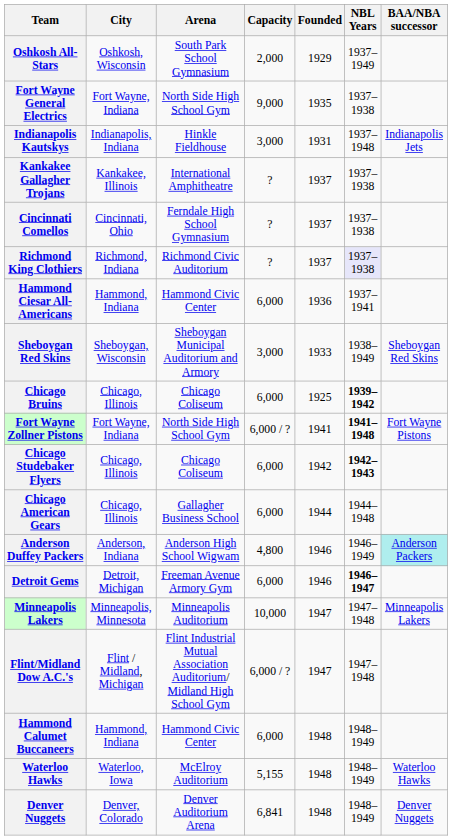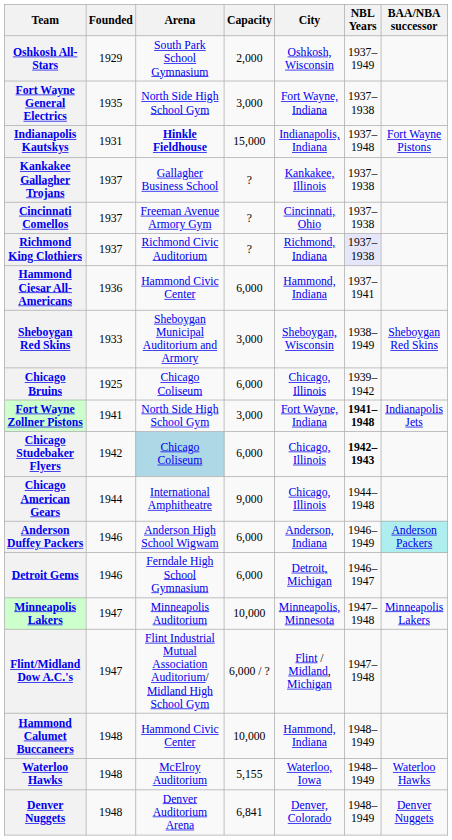columns swapped: (121, 20) <-> (320, 20)
(270, 103) 9,000 -> (249, 103) 3,000
(201, 141) normal -> (180, 141) bold
(270, 141) 3,000 -> (249, 141) 15,000
(414, 141) Indianapolis Jets -> (414, 141) Fort Wayne Pistons
(201, 179) International Amphitheatre -> (180, 179) Gallagher Business School
(201, 224) Ferndale High School Gymnasium -> (180, 218) Freeman Avenue Armory Gym
(363, 397) bold -> (363, 384) normal
(270, 428) 6,000 / ? -> (249, 415) 3,000
(414, 428) Fort Wayne Pistons -> (414, 415) Indianapolis Jets
(201, 467) no background -> (180, 454) lightblue background
(201, 511) Gallagher Business School -> (180, 498) International Amphitheatre
(270, 511) 6,000 -> (249, 498) 9,000
(270, 550) 4,800 -> (249, 537) 6,000
(201, 581) Freeman Avenue Armory Gym -> (180, 575) Ferndale High School Gymnasium
(363, 581) bold -> (363, 575) normal
(270, 736) 6,000 -> (249, 736) 10,000
